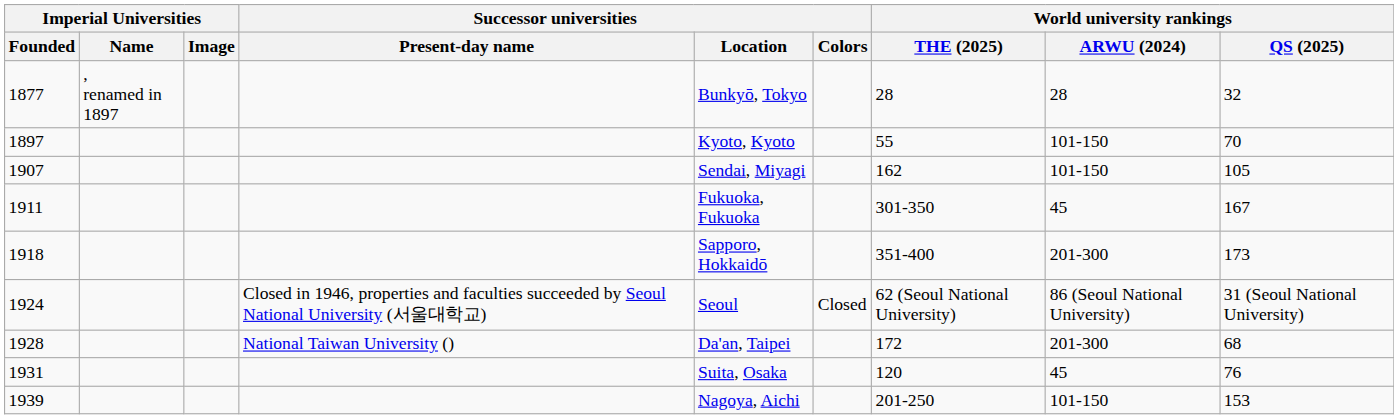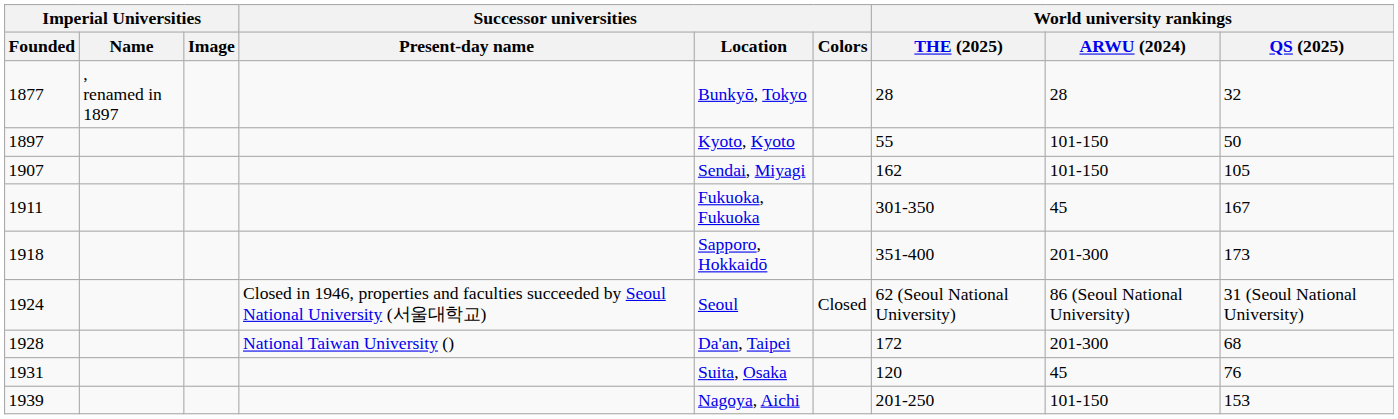(1233, 141) 70 -> (1233, 141) 50
